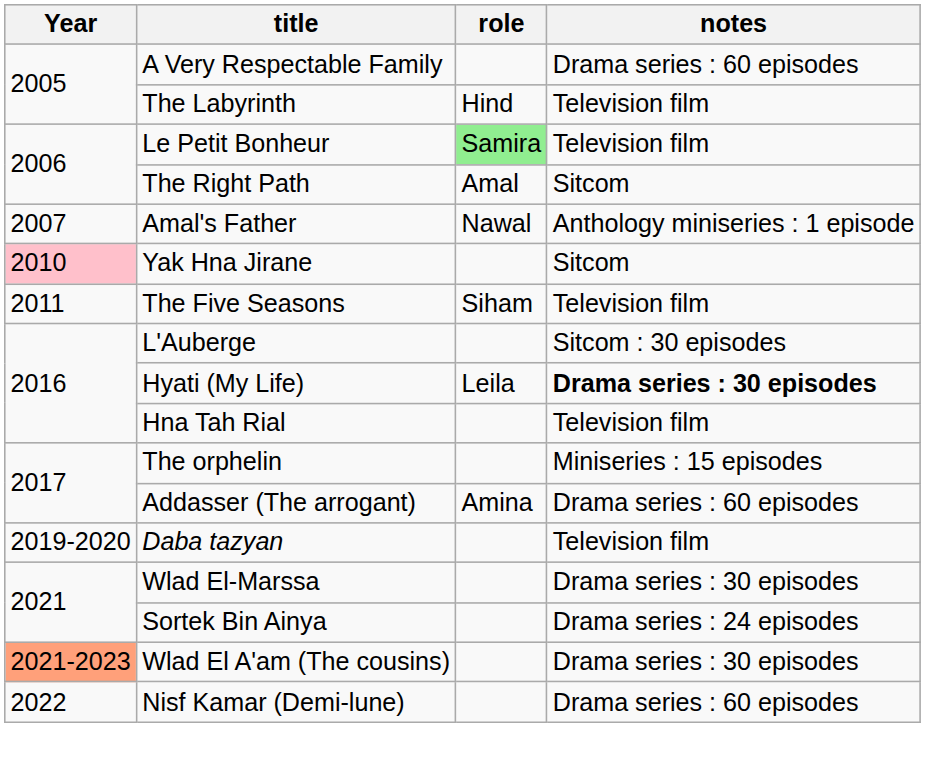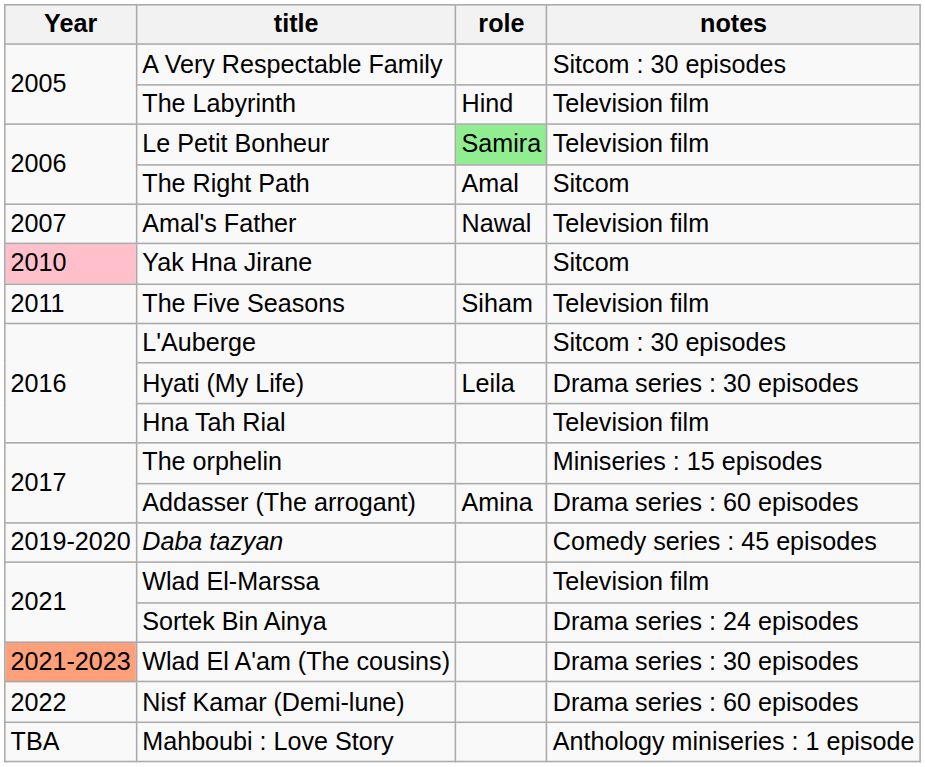(706, 64) Drama series : 60 episodes -> (669, 64) Sitcom : 30 episodes
(734, 223) Anthology miniseries : 1 episode -> (631, 223) Television film
(715, 382) bold -> (706, 382) normal
(631, 542) Television film -> (715, 542) Comedy series : 45 episodes
(706, 582) Drama series : 30 episodes -> (631, 582) Television film
+ row: (268, 741)
